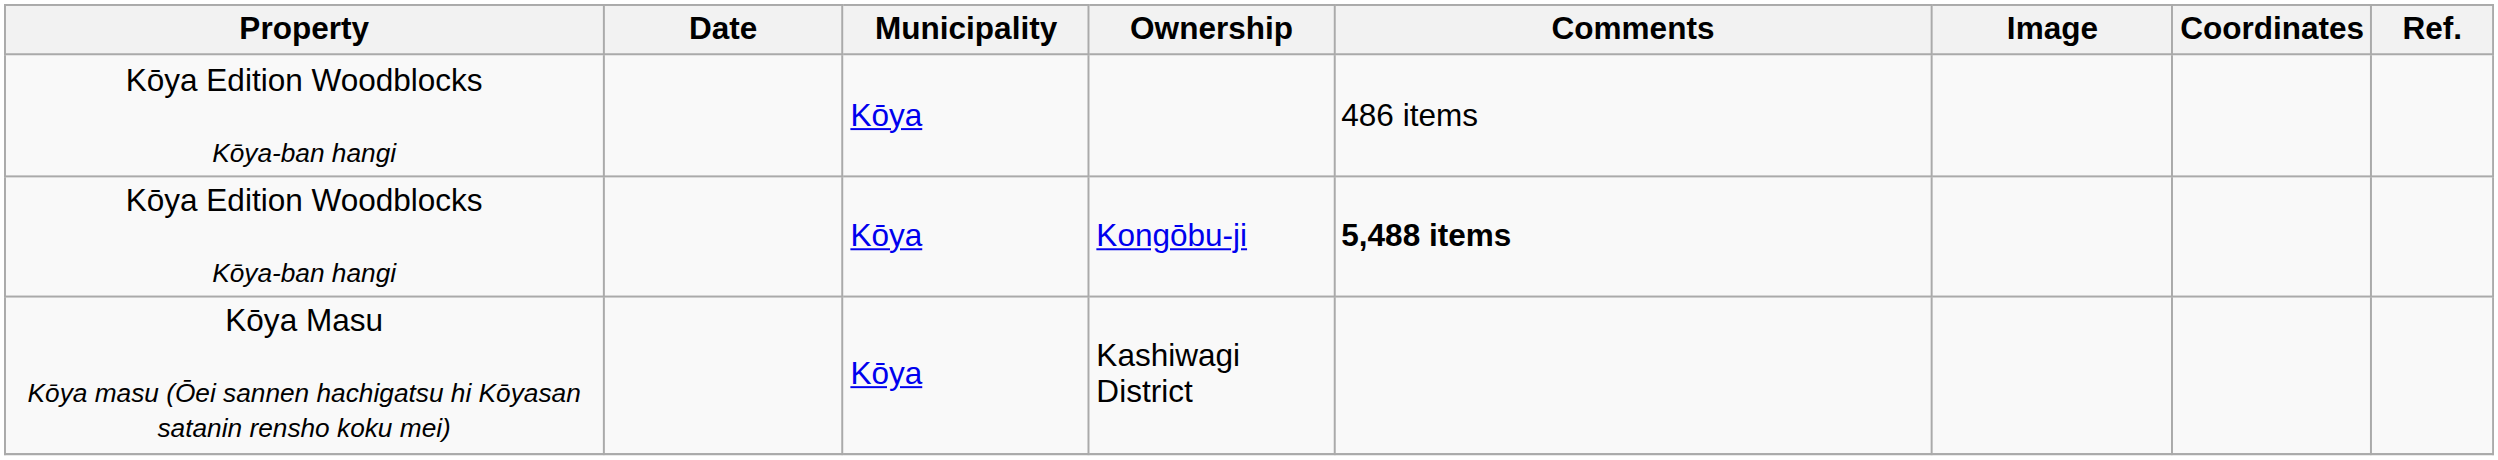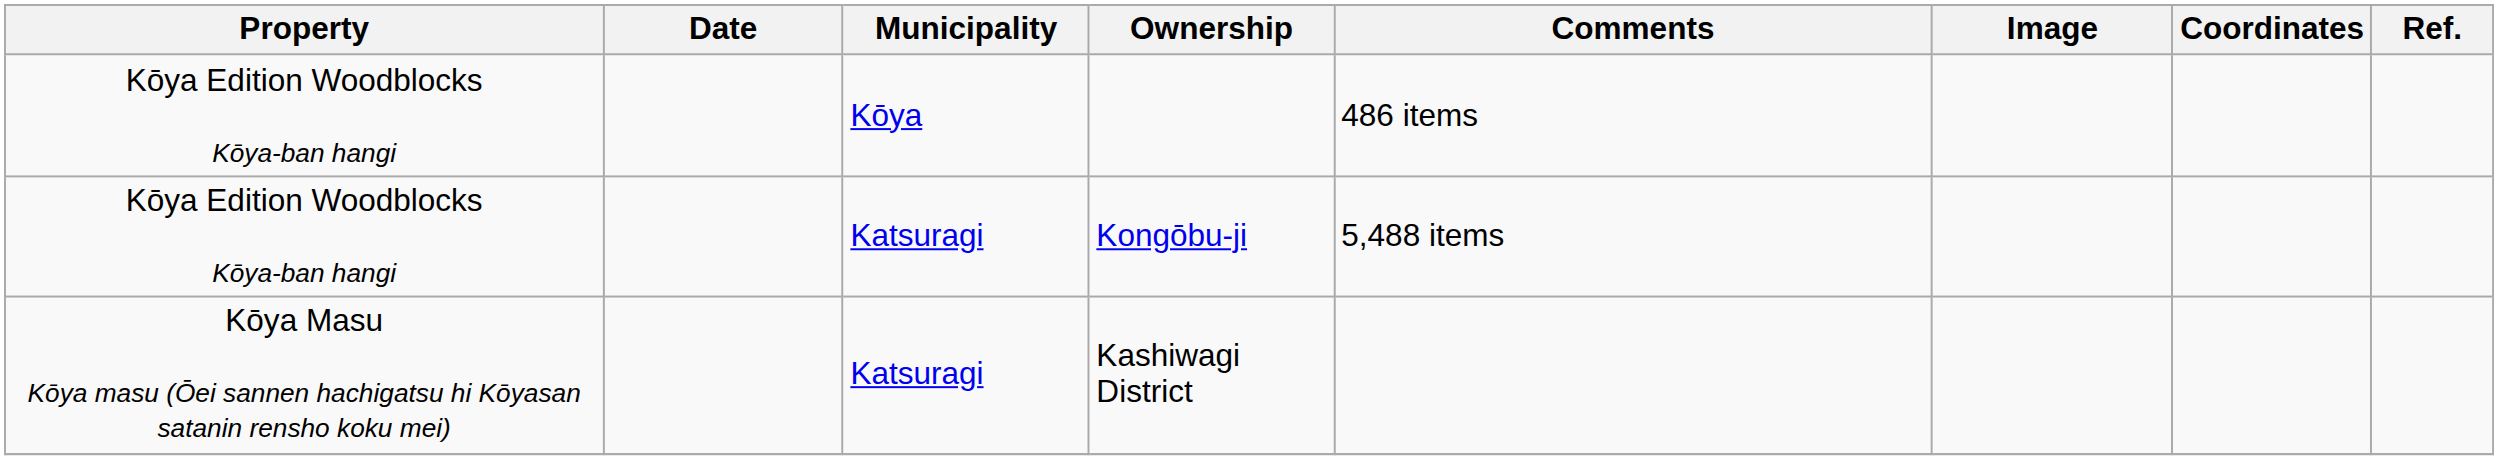(886, 235) Kōya -> (917, 235) Katsuragi
(1426, 235) bold -> (1423, 235) normal
(886, 374) Kōya -> (917, 374) Katsuragi
